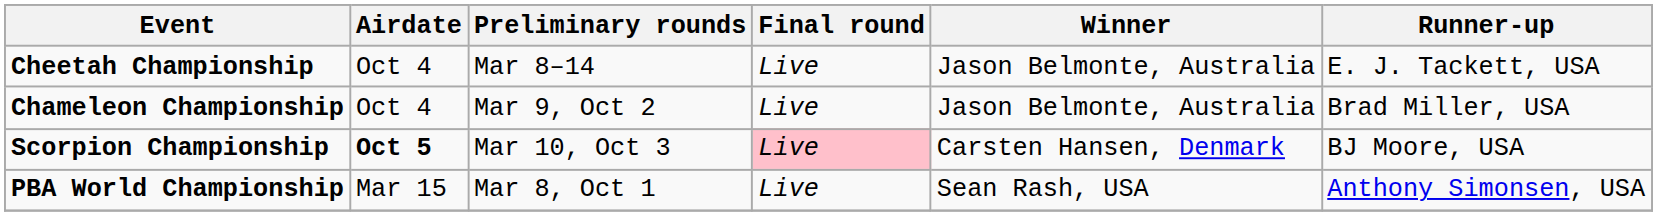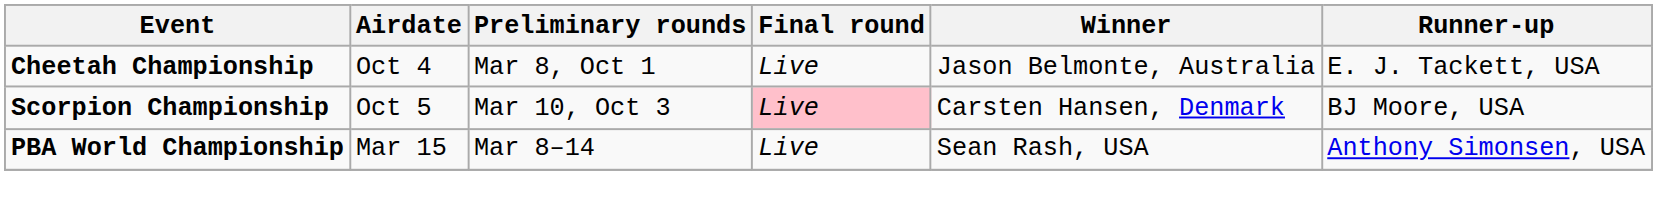(534, 67) Mar 8–14 -> (565, 67) Mar 8, Oct 1
- row: (177, 108)
(394, 149) bold -> (394, 108) normal
(565, 190) Mar 8, Oct 1 -> (534, 149) Mar 8–14
